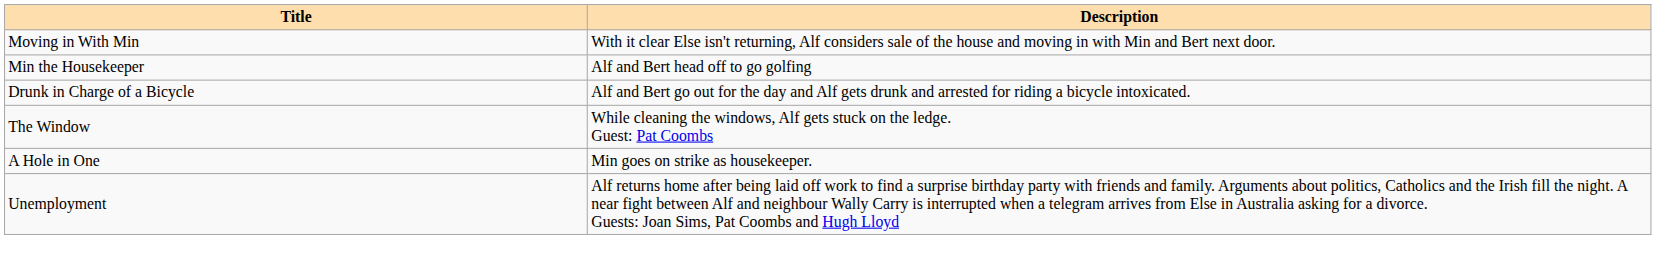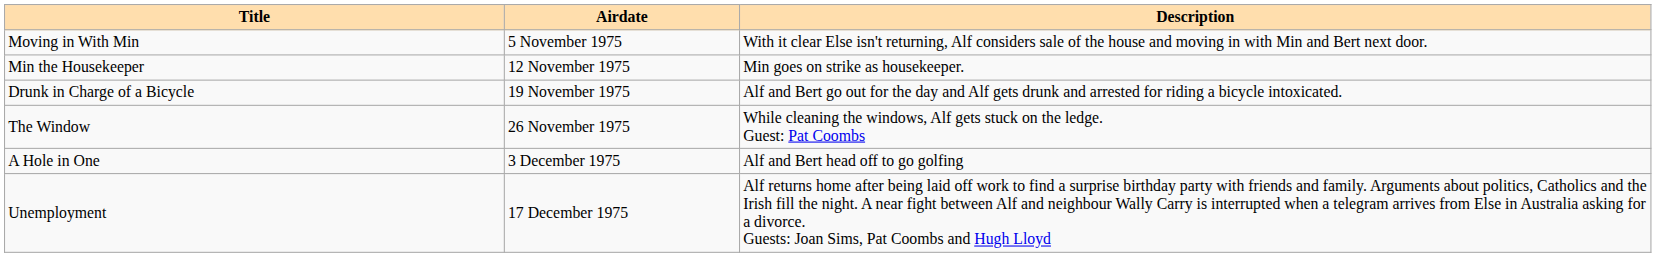+ column: (622, 17)
(701, 67) Alf and Bert head off to go golfing -> (854, 67) Min goes on strike as housekeeper.
(702, 160) Min goes on strike as housekeeper. -> (853, 160) Alf and Bert head off to go golfing
